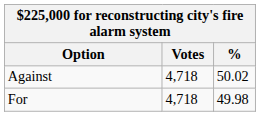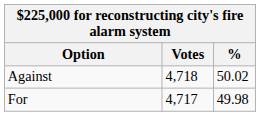(182, 99) 4,718 -> (182, 99) 4,717
